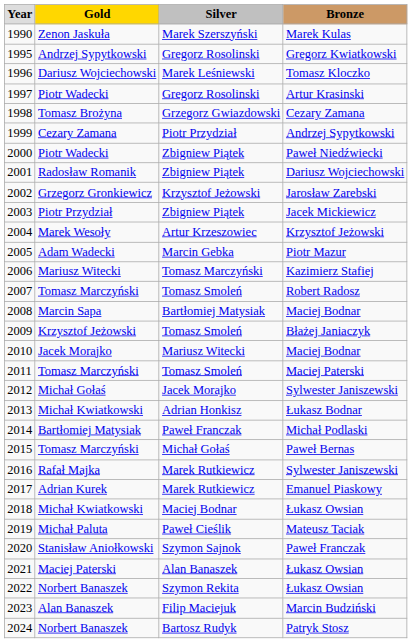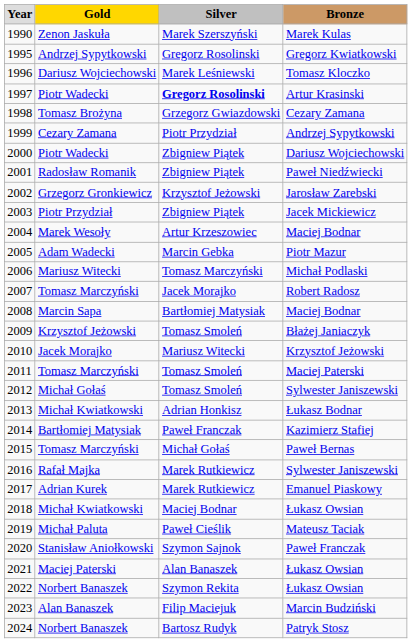(211, 93) normal -> (213, 93) bold
(334, 152) Paweł Niedźwiecki -> (345, 152) Dariusz Wojciechowski
(345, 172) Dariusz Wojciechowski -> (334, 172) Paweł Niedźwiecki
(335, 232) Krzysztof Jeżowski -> (323, 232) Maciej Bodnar
(330, 271) Kazimierz Stafiej -> (327, 271) Michał Podlaski
(202, 291) Tomasz Smoleń -> (199, 291) Jacek Morajko
(323, 350) Maciej Bodnar -> (335, 350) Krzysztof Jeżowski
(199, 390) Jacek Morajko -> (202, 390) Tomasz Smoleń
(327, 430) Michał Podlaski -> (330, 430) Kazimierz Stafiej
